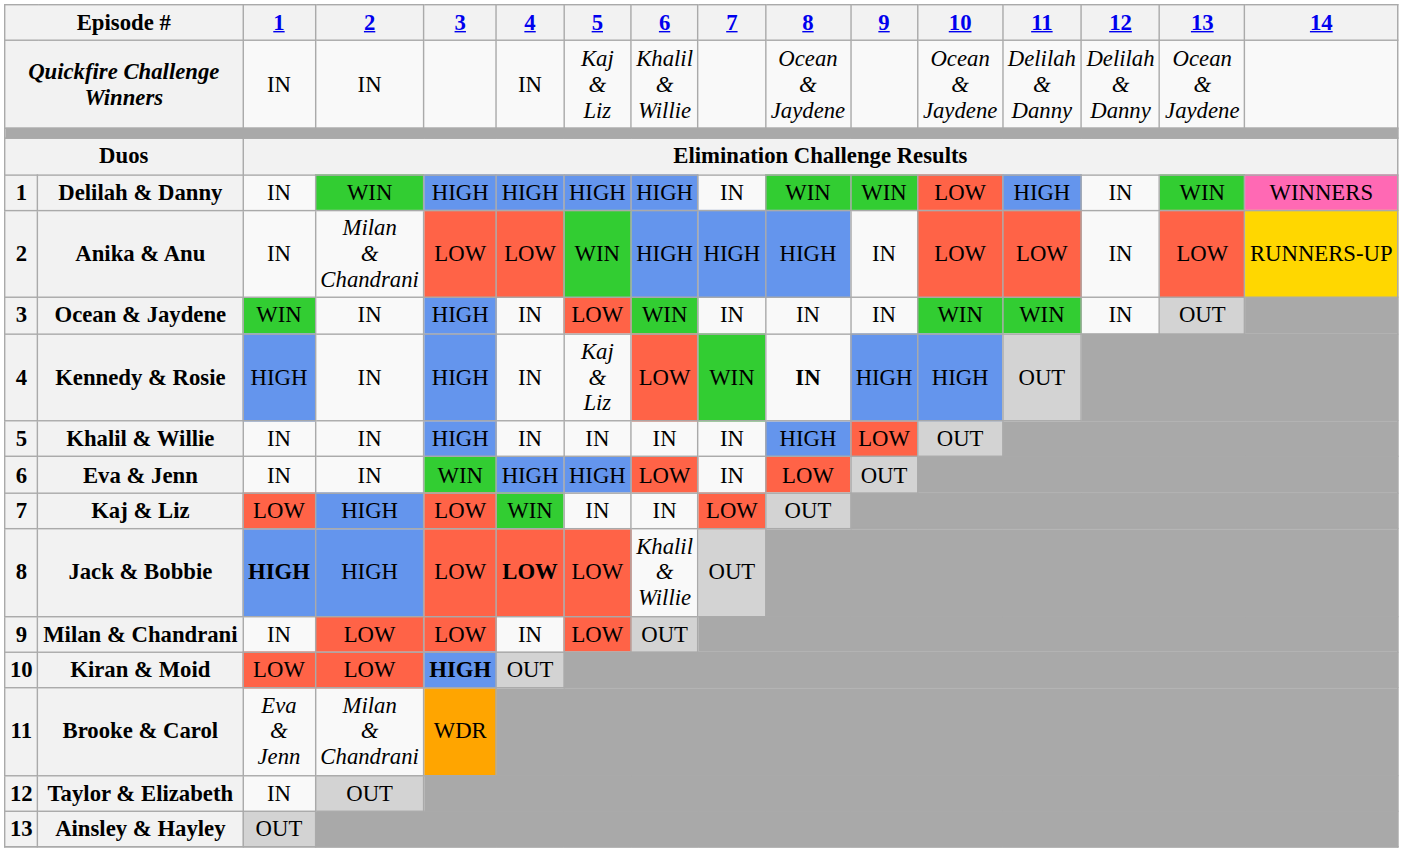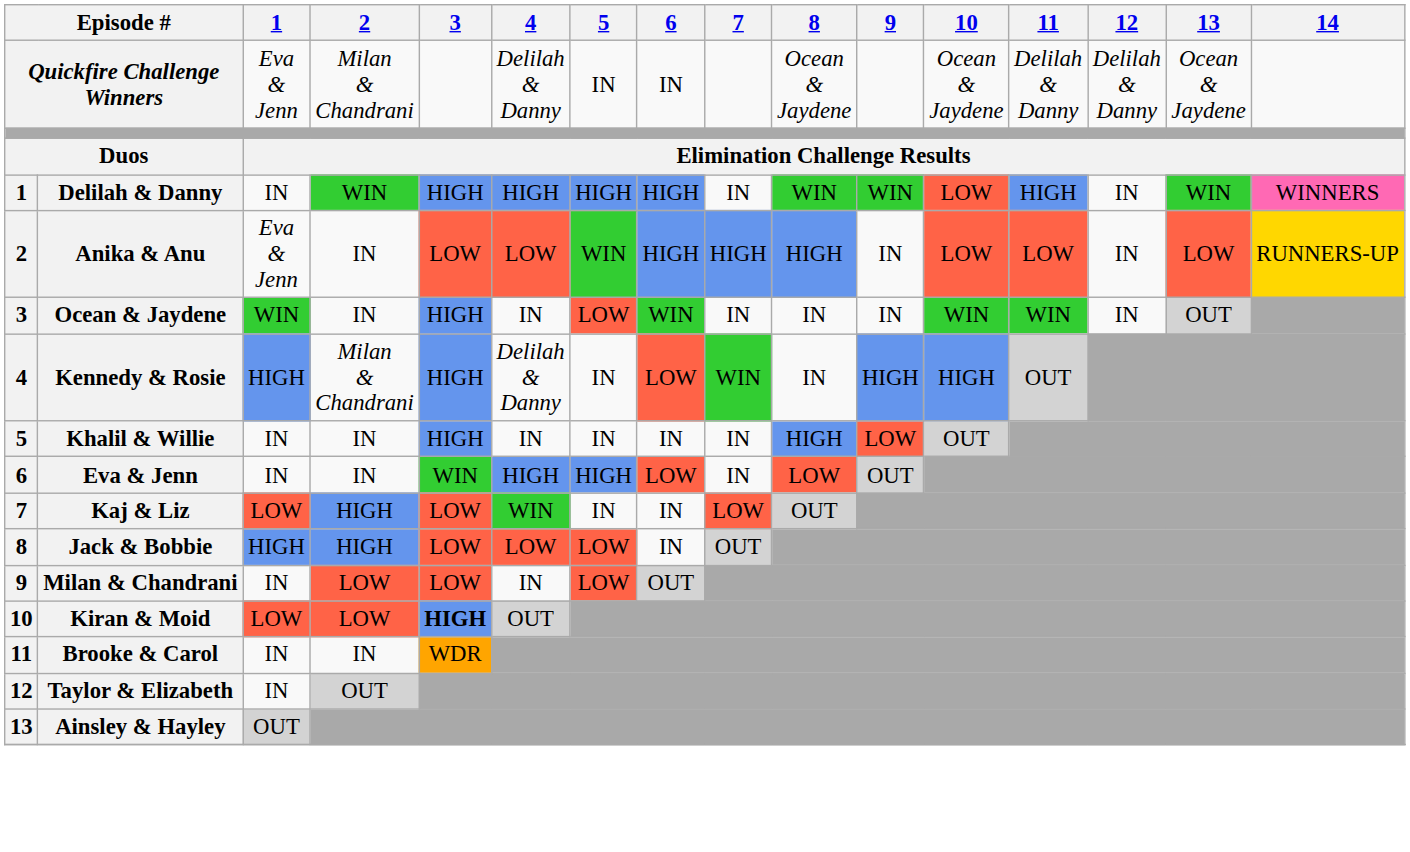(279, 84) IN -> (276, 84) Eva & Jenn
(370, 84) IN -> (365, 84) Milan & Chandrani
(530, 84) IN -> (531, 84) Delilah & Danny
(597, 84) Kaj & Liz -> (604, 84) IN
(665, 84) Khalil & Willie -> (671, 84) IN
(279, 253) IN -> (276, 253) Eva & Jenn
(370, 253) Milan & Chandrani -> (365, 253) IN
(370, 376) IN -> (365, 376) Milan & Chandrani
(530, 376) IN -> (531, 376) Delilah & Danny
(597, 376) Kaj & Liz -> (604, 376) IN
(808, 376) bold -> (814, 376) normal
(279, 572) bold -> (276, 546) normal
(530, 572) bold -> (531, 546) normal
(665, 572) Khalil & Willie -> (671, 546) IN
(279, 731) Eva & Jenn -> (276, 654) IN
(370, 731) Milan & Chandrani -> (365, 654) IN
